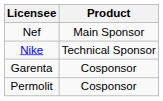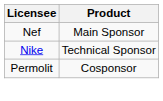- row: (32, 68)
